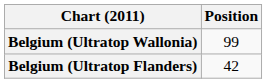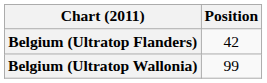rows swapped: (103, 66) <-> (103, 41)
